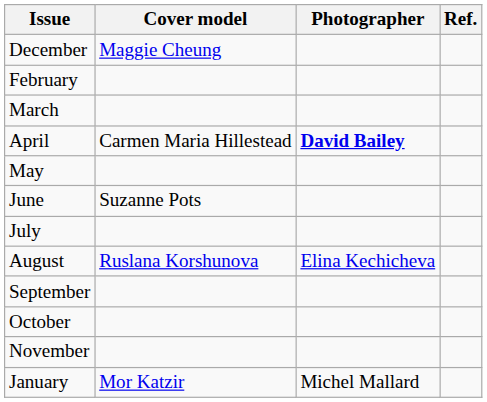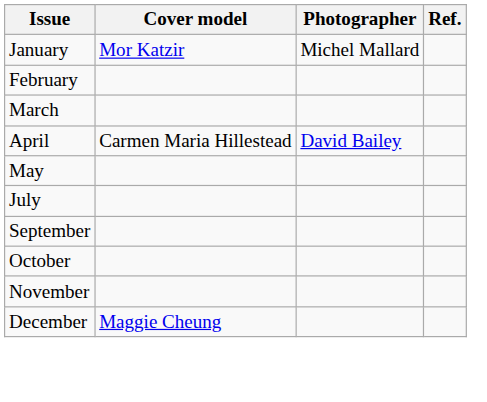rows swapped: (39, 381) <-> (48, 49)
(353, 140) bold -> (351, 140) normal
- row: (26, 200)
- row: (36, 261)
